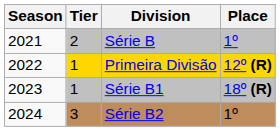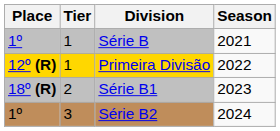columns swapped: (35, 16) <-> (248, 16)
(74, 41) 2 -> (68, 41) 1
(74, 89) 1 -> (68, 89) 2
